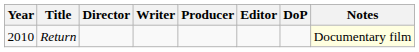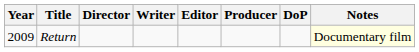columns swapped: (208, 15) <-> (259, 15)
(21, 36) 2010 -> (21, 36) 2009
